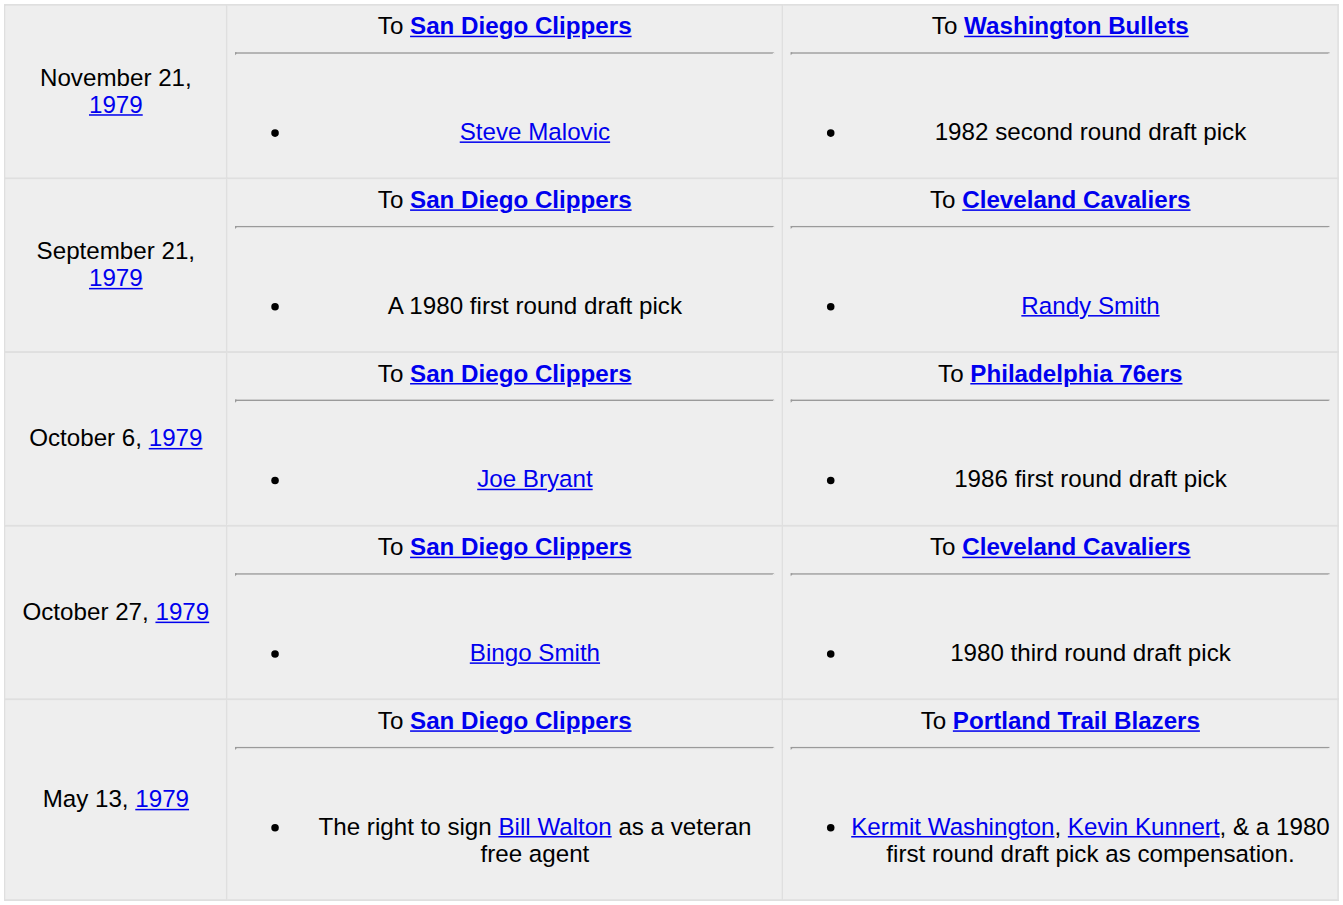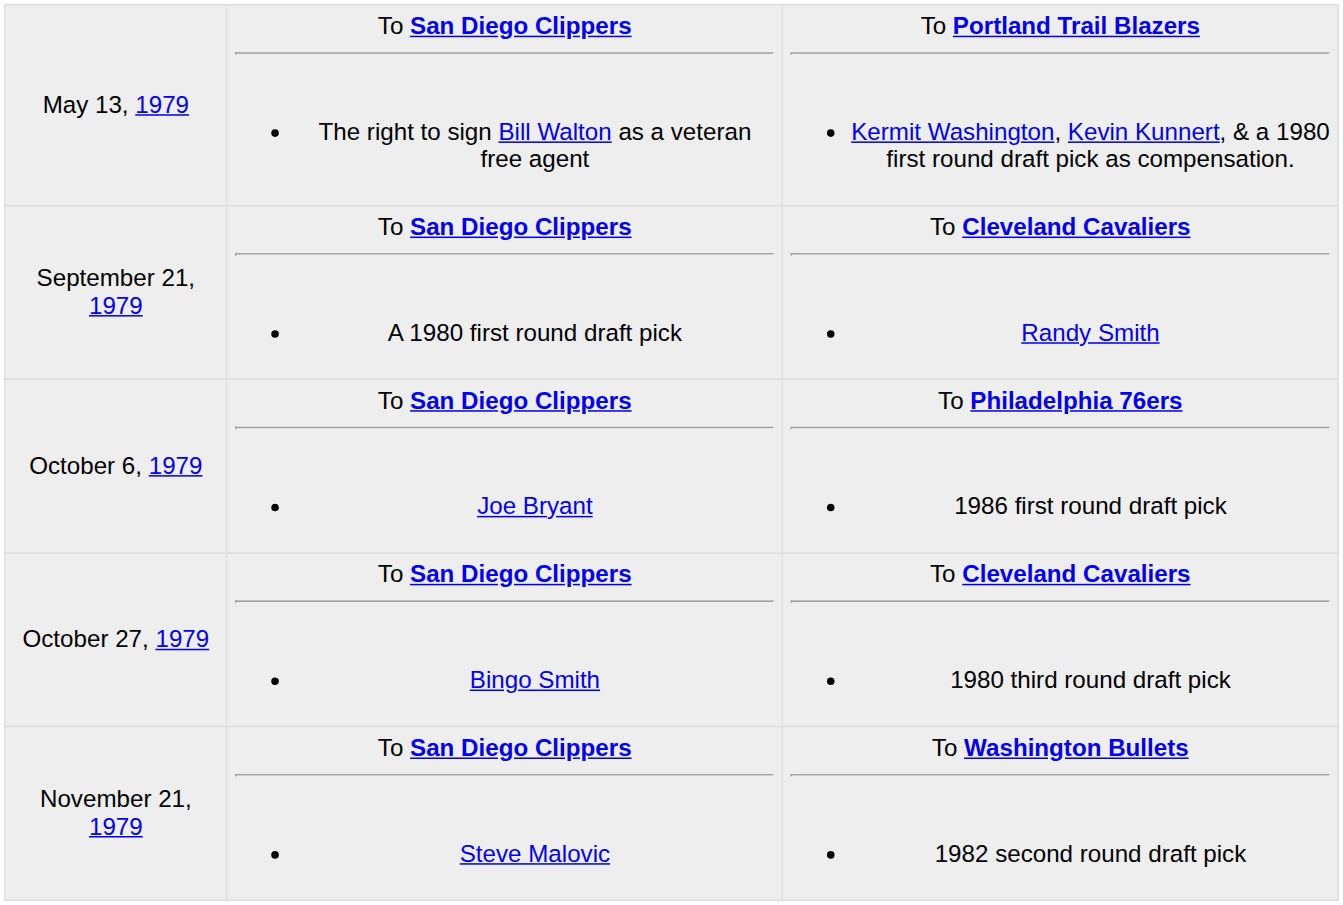rows swapped: (116, 799) <-> (116, 91)
